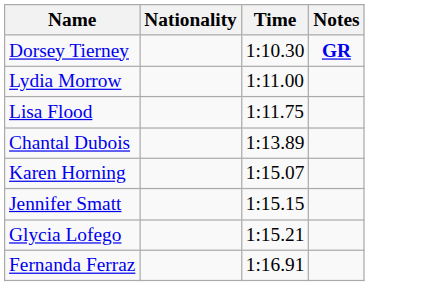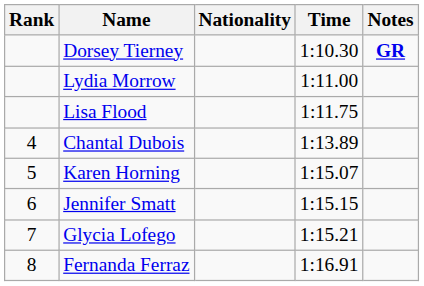+ column: (32, 19)
